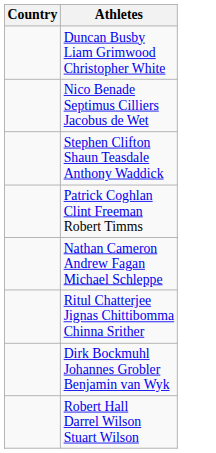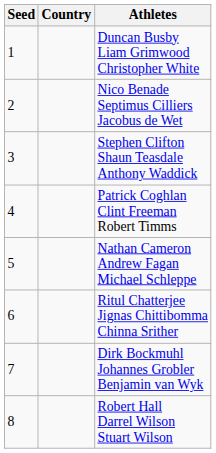+ column: (21, 15)
